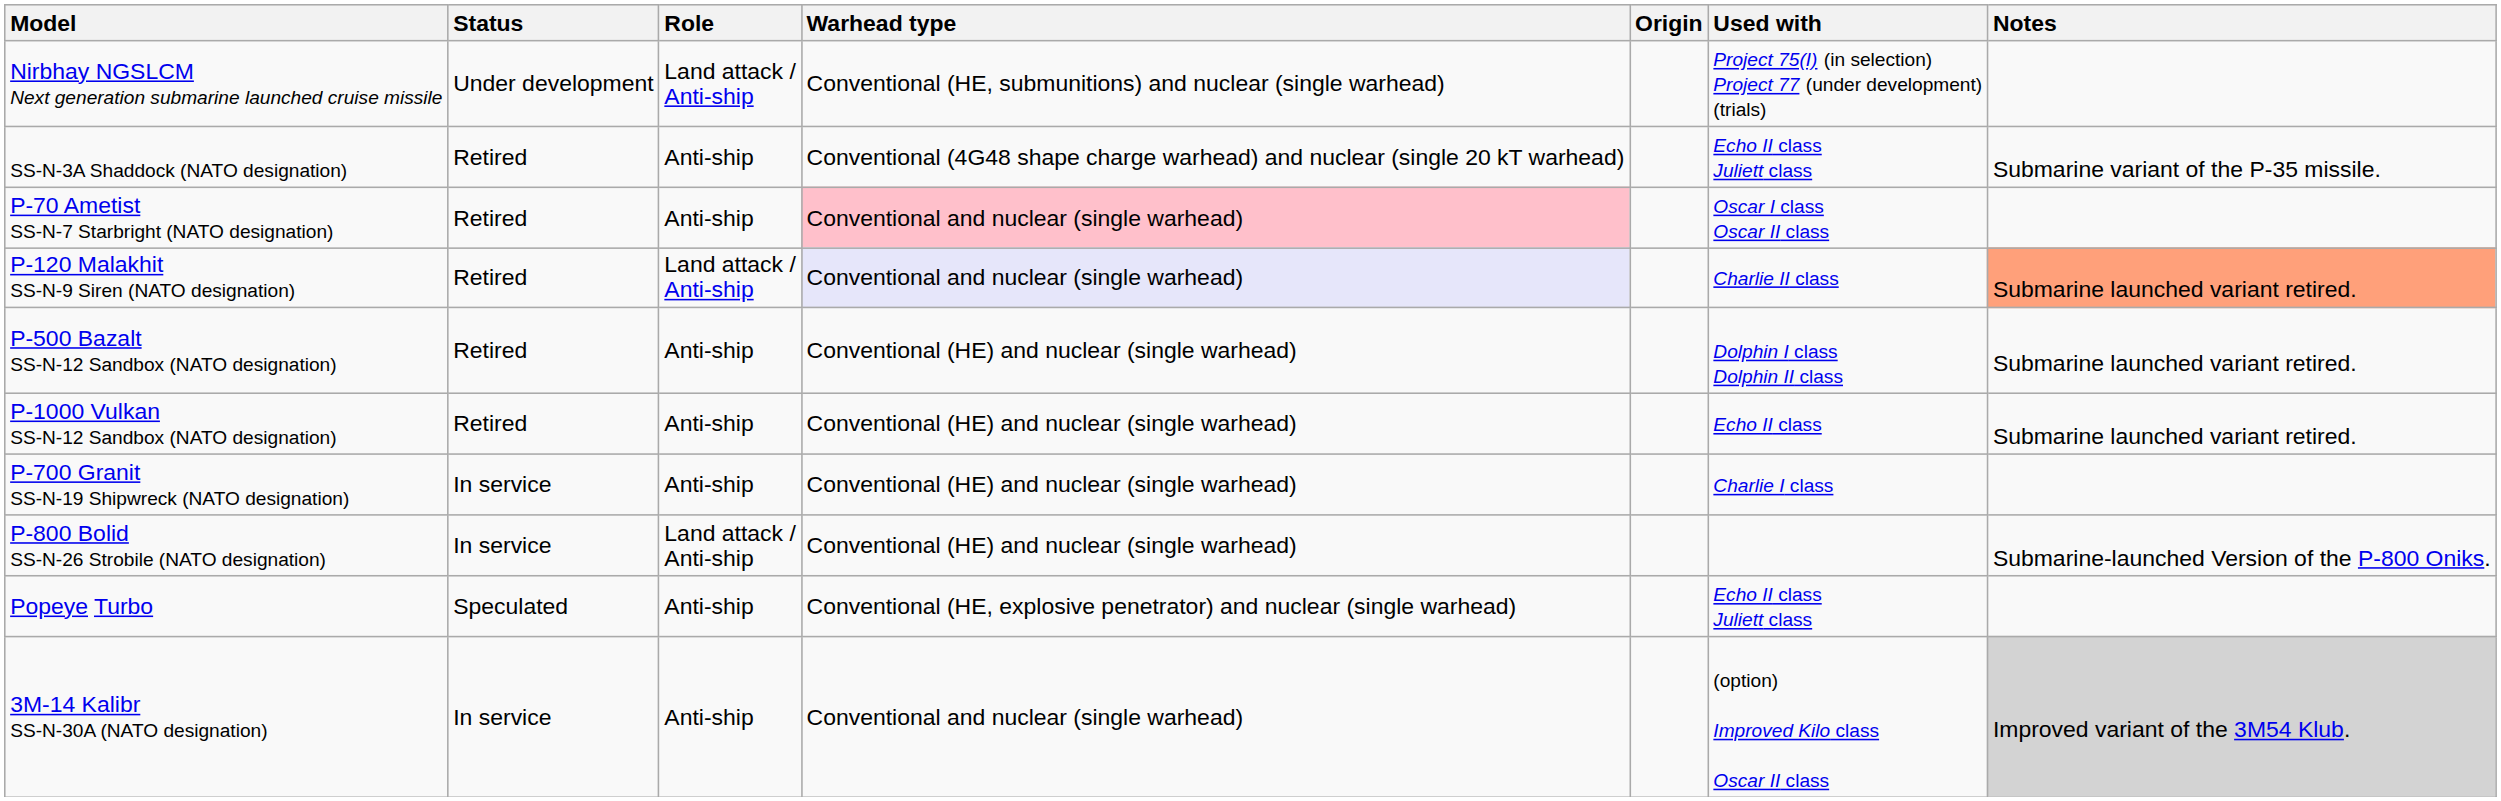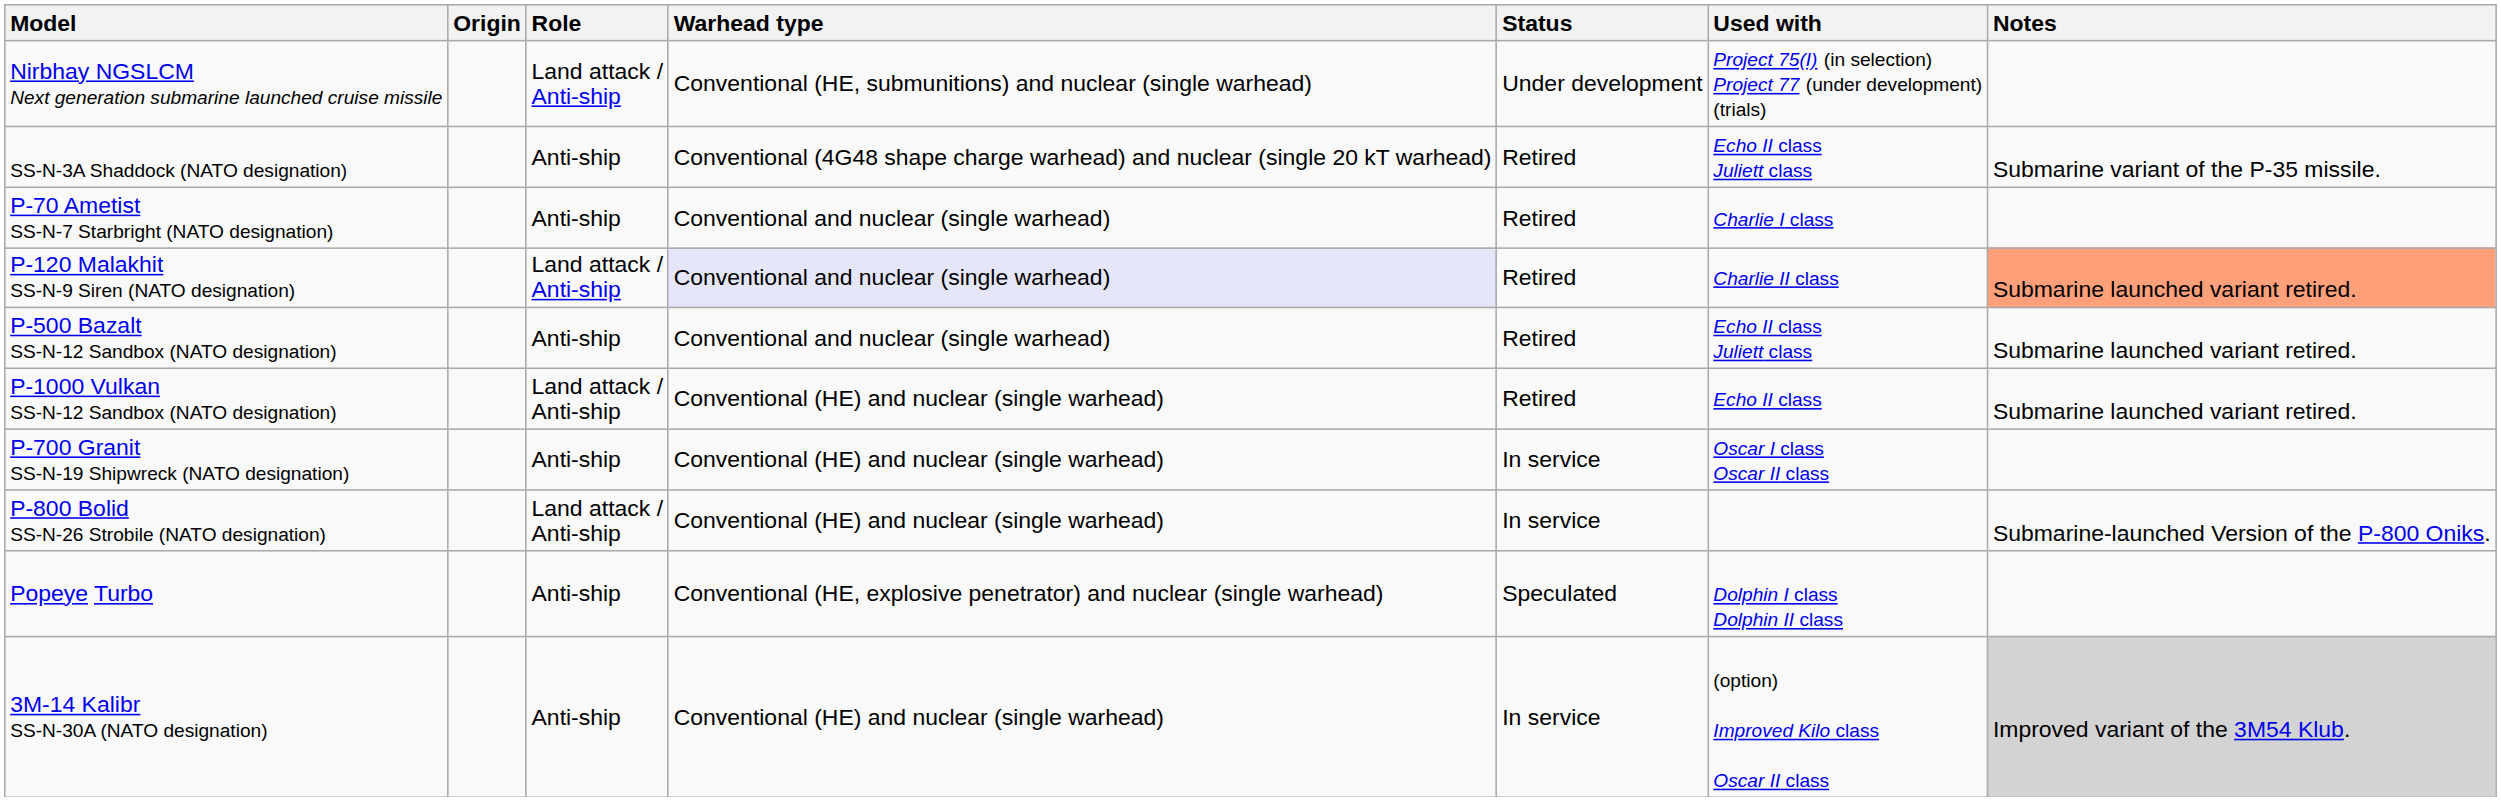columns swapped: (1669, 22) <-> (488, 22)
(1025, 217) pink background -> (892, 217) no background
(1771, 218) Oscar I class Oscar II class -> (1773, 217) Charlie I class
(1052, 351) Conventional (HE) and nuclear (single warhead) -> (892, 338) Conventional and nuclear (single warhead)
(1778, 363) Dolphin I class Dolphin II class -> (1768, 338) Echo II class Juliett class
(709, 424) Anti-ship -> (597, 399) Land attack / Anti-ship
(1773, 484) Charlie I class -> (1771, 461) Oscar I class Oscar II class
(1768, 606) Echo II class Juliett class -> (1778, 606) Dolphin I class Dolphin II class
(1025, 716) Conventional and nuclear (single warhead) -> (919, 716) Conventional (HE) and nuclear (single warhead)
